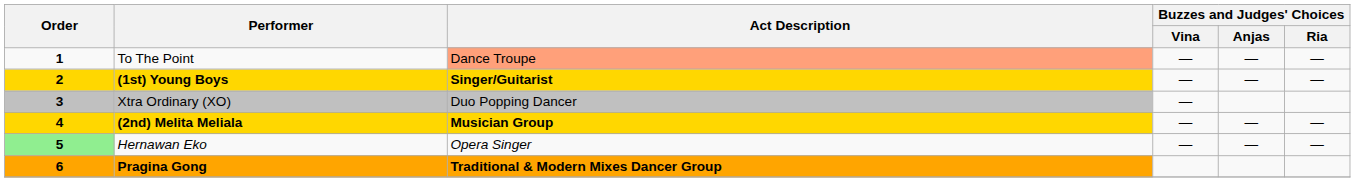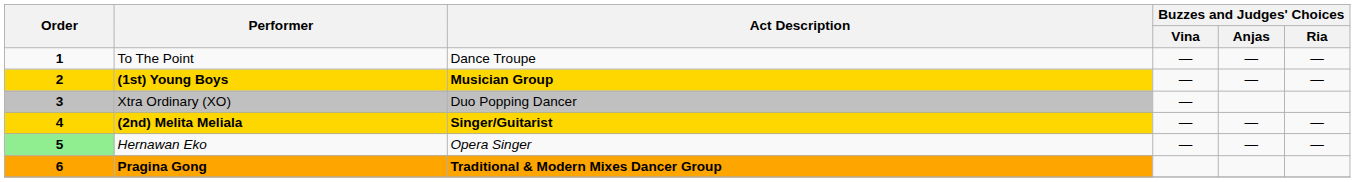(493, 58) lightsalmon background -> (493, 58) no background
(501, 79) Singer/Guitarist -> (502, 79) Musician Group
(502, 123) Musician Group -> (501, 123) Singer/Guitarist
